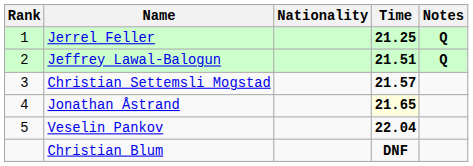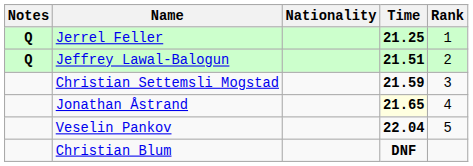columns swapped: (24, 16) <-> (443, 16)
(396, 83) 21.57 -> (404, 83) 21.59
